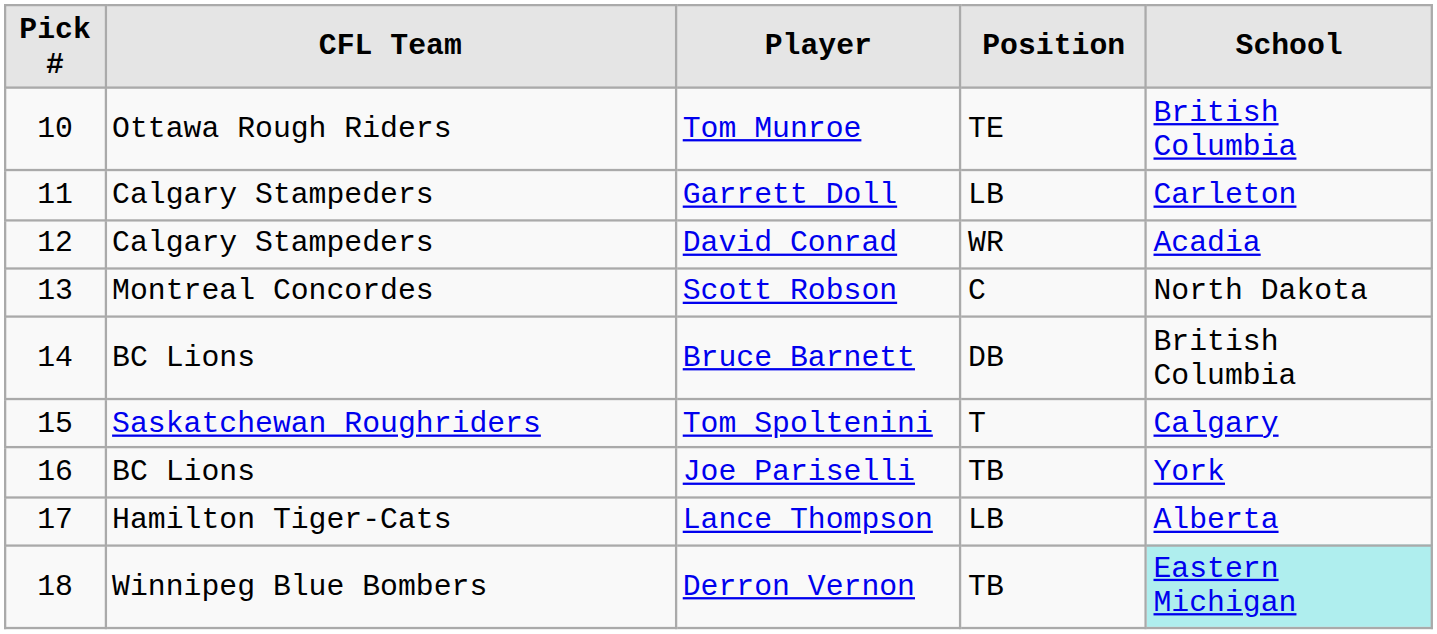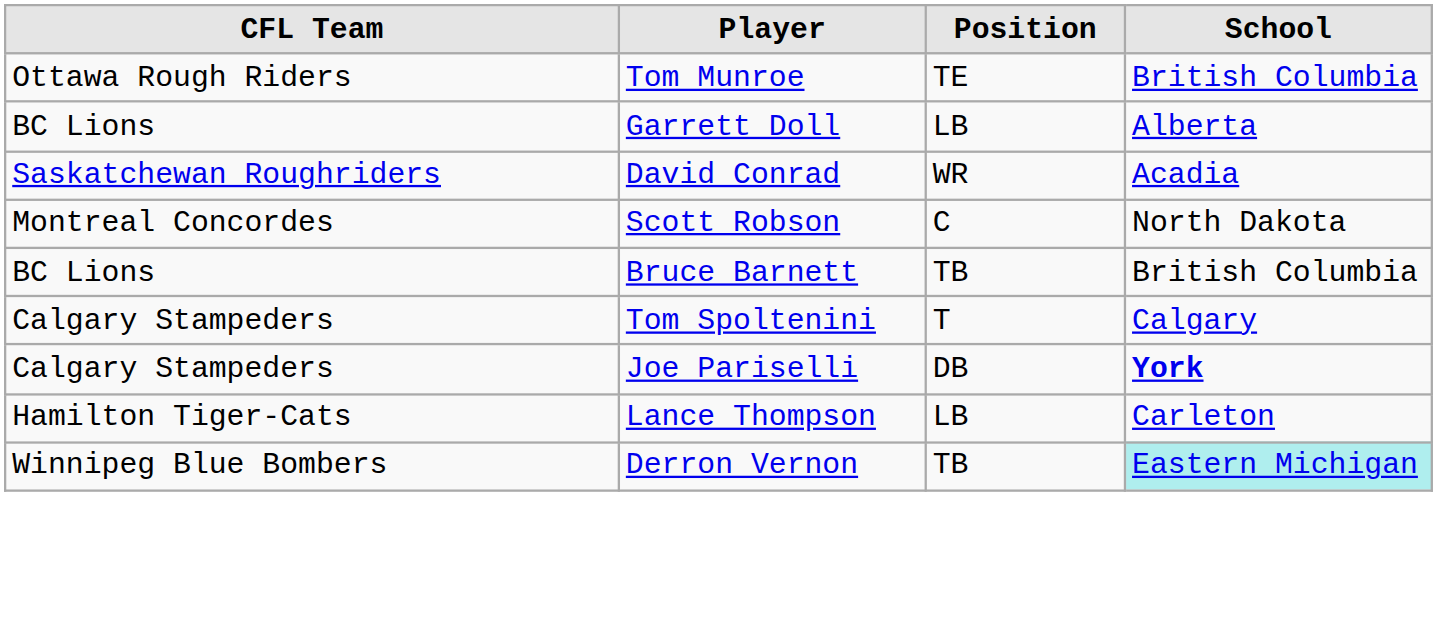- column: (55, 47)
(273, 195) Calgary Stampeders -> (84, 126) BC Lions
(1225, 195) Carleton -> (1195, 126) Alberta
(273, 244) Calgary Stampeders -> (227, 175) Saskatchewan Roughriders
(986, 358) DB -> (951, 272) TB
(326, 424) Saskatchewan Roughriders -> (173, 321) Calgary Stampeders
(184, 472) BC Lions -> (173, 369) Calgary Stampeders
(986, 472) TB -> (951, 369) DB
(1189, 472) normal -> (1168, 369) bold
(1216, 521) Alberta -> (1204, 418) Carleton
